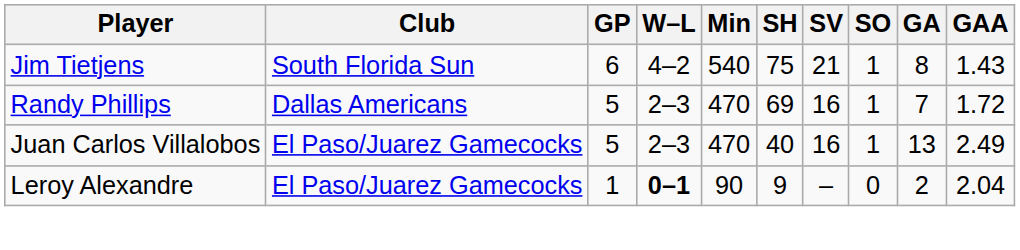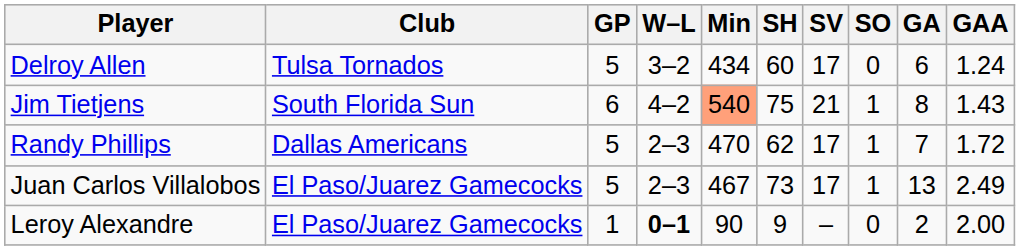+ row: (78, 64)
(729, 64) no background -> (729, 104) lightsalmon background
(780, 104) 69 -> (780, 144) 62
(826, 104) 16 -> (826, 144) 17
(729, 144) 470 -> (729, 184) 467
(780, 144) 40 -> (780, 184) 73
(826, 144) 16 -> (826, 184) 17
(981, 184) 2.04 -> (981, 225) 2.00
